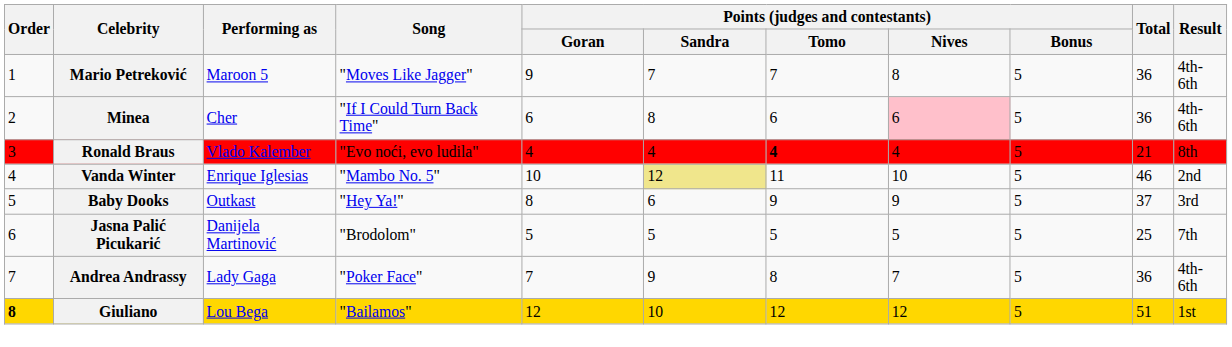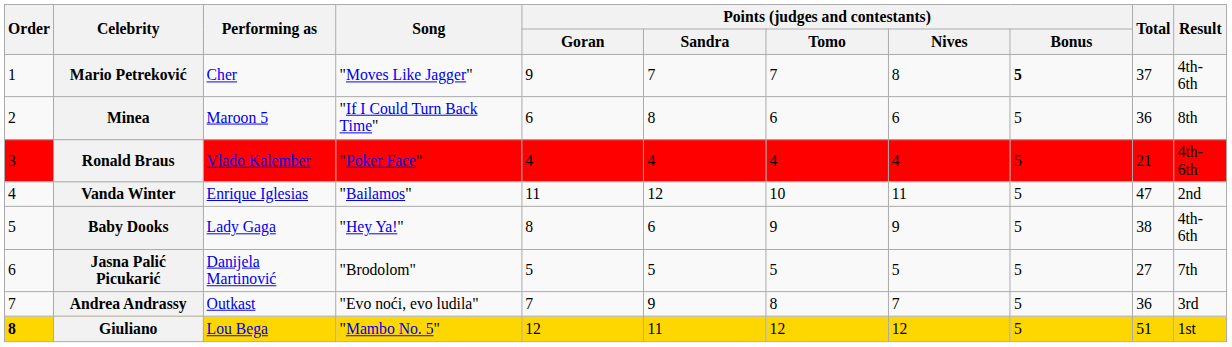(237, 75) Maroon 5 -> (222, 75) Cher
(1018, 75) normal -> (1018, 75) bold
(1144, 75) 36 -> (1144, 75) 37
(222, 117) Cher -> (237, 117) Maroon 5
(896, 117) pink background -> (896, 117) no background
(1190, 117) 4th-6th -> (1188, 117) 8th
(409, 151) "Evo noći, evo ludila" -> (381, 160) "Poker Face"
(773, 151) bold -> (773, 160) normal
(1188, 151) 8th -> (1190, 160) 4th-6th
(390, 176) "Mambo No. 5" -> (376, 194) "Bailamos"
(533, 176) 10 -> (533, 194) 11
(655, 176) khaki background -> (655, 194) no background
(777, 176) 11 -> (777, 194) 10
(900, 176) 10 -> (899, 194) 11
(1144, 176) 46 -> (1144, 194) 47
(231, 201) Outkast -> (241, 227) Lady Gaga
(1144, 201) 37 -> (1144, 227) 38
(1188, 201) 3rd -> (1190, 227) 4th-6th
(1144, 235) 25 -> (1144, 270) 27
(241, 277) Lady Gaga -> (231, 304) Outkast
(381, 277) "Poker Face" -> (409, 304) "Evo noći, evo ludila"
(1190, 277) 4th-6th -> (1188, 304) 3rd
(376, 311) "Bailamos" -> (390, 328) "Mambo No. 5"
(655, 311) 10 -> (655, 328) 11
